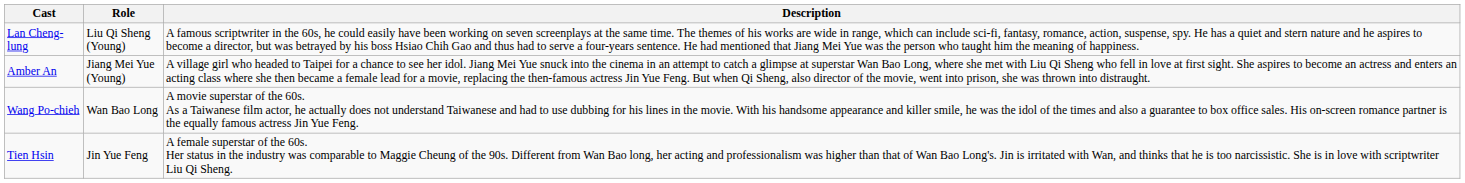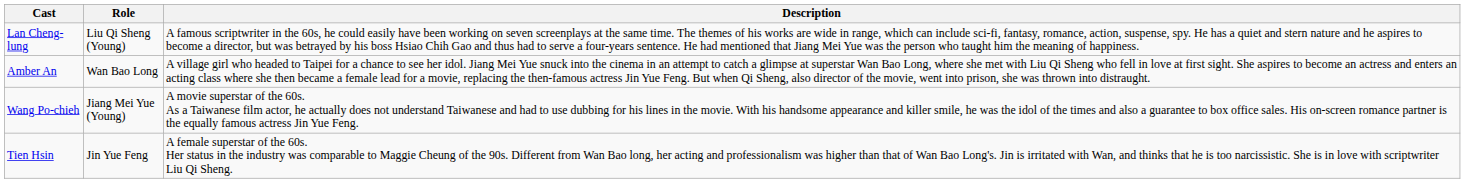(121, 71) Jiang Mei Yue (Young) -> (122, 71) Wan Bao Long
(122, 110) Wan Bao Long -> (121, 110) Jiang Mei Yue (Young)
